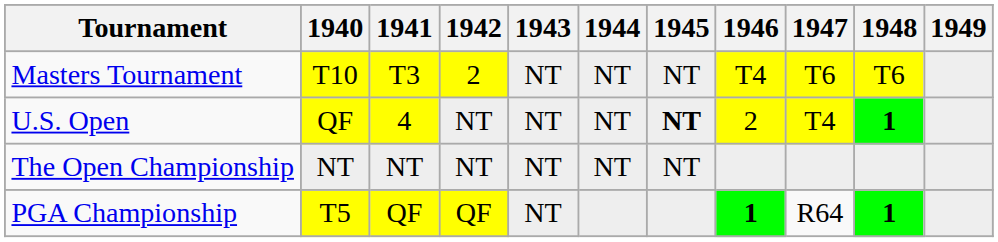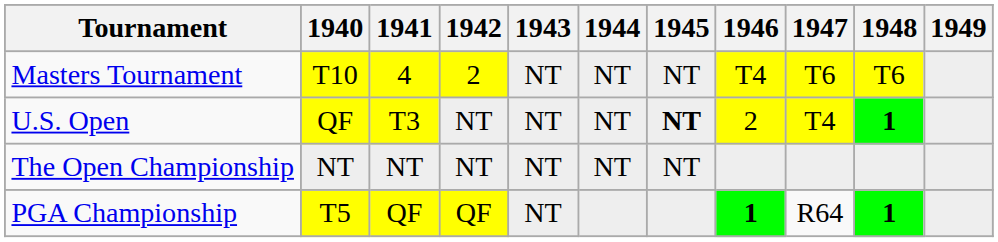(404, 74) T3 -> (404, 74) 4
(404, 120) 4 -> (404, 120) T3
